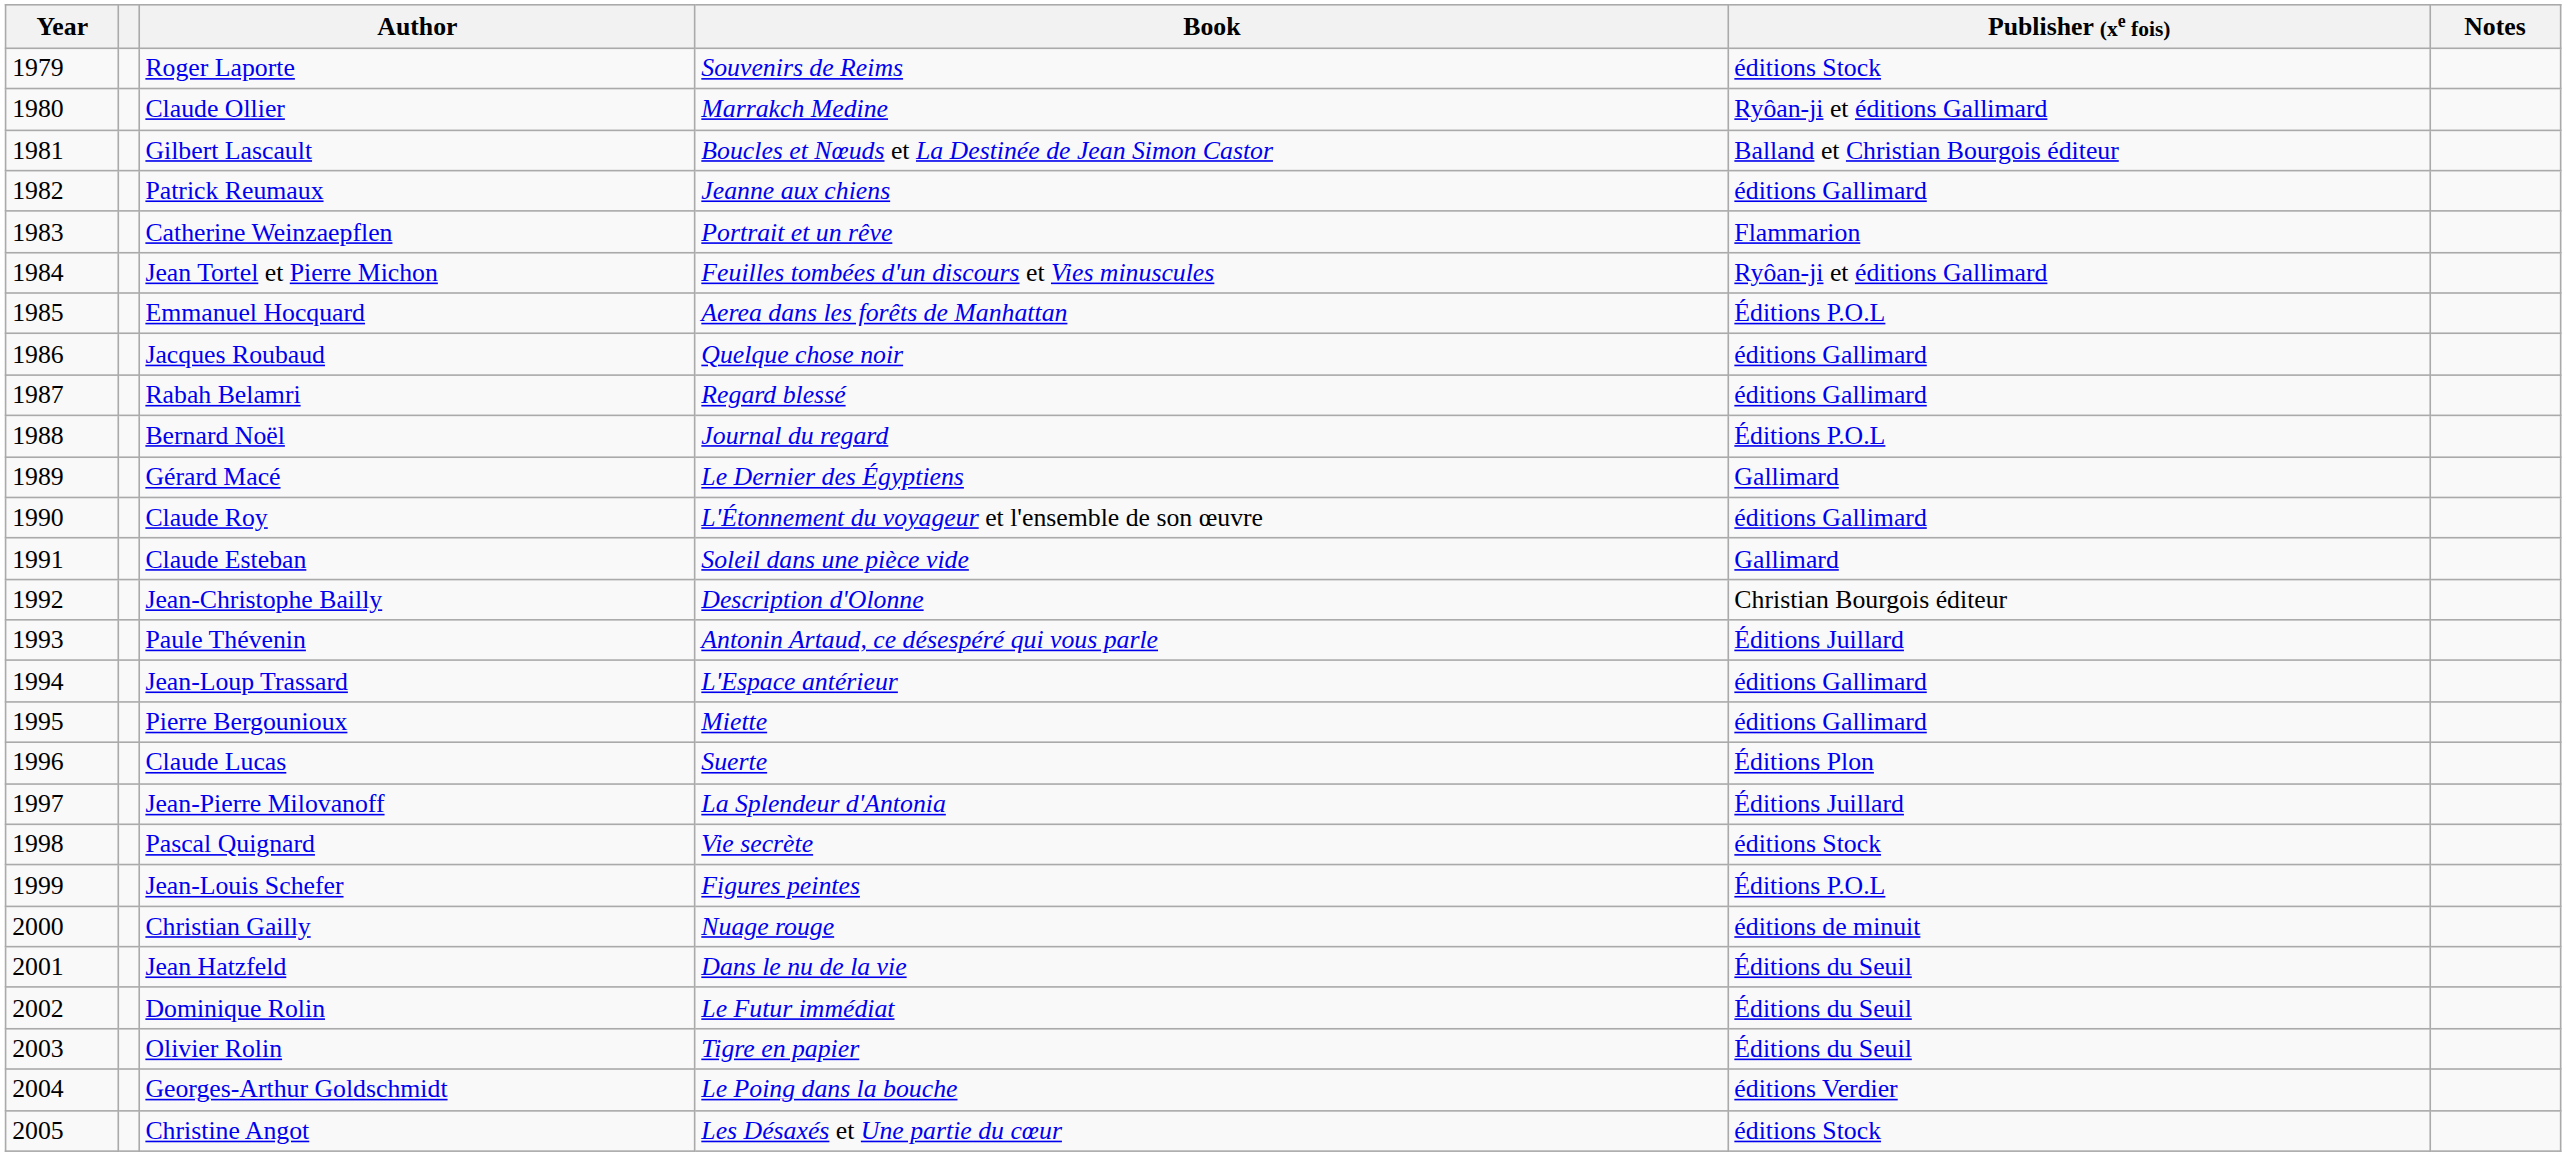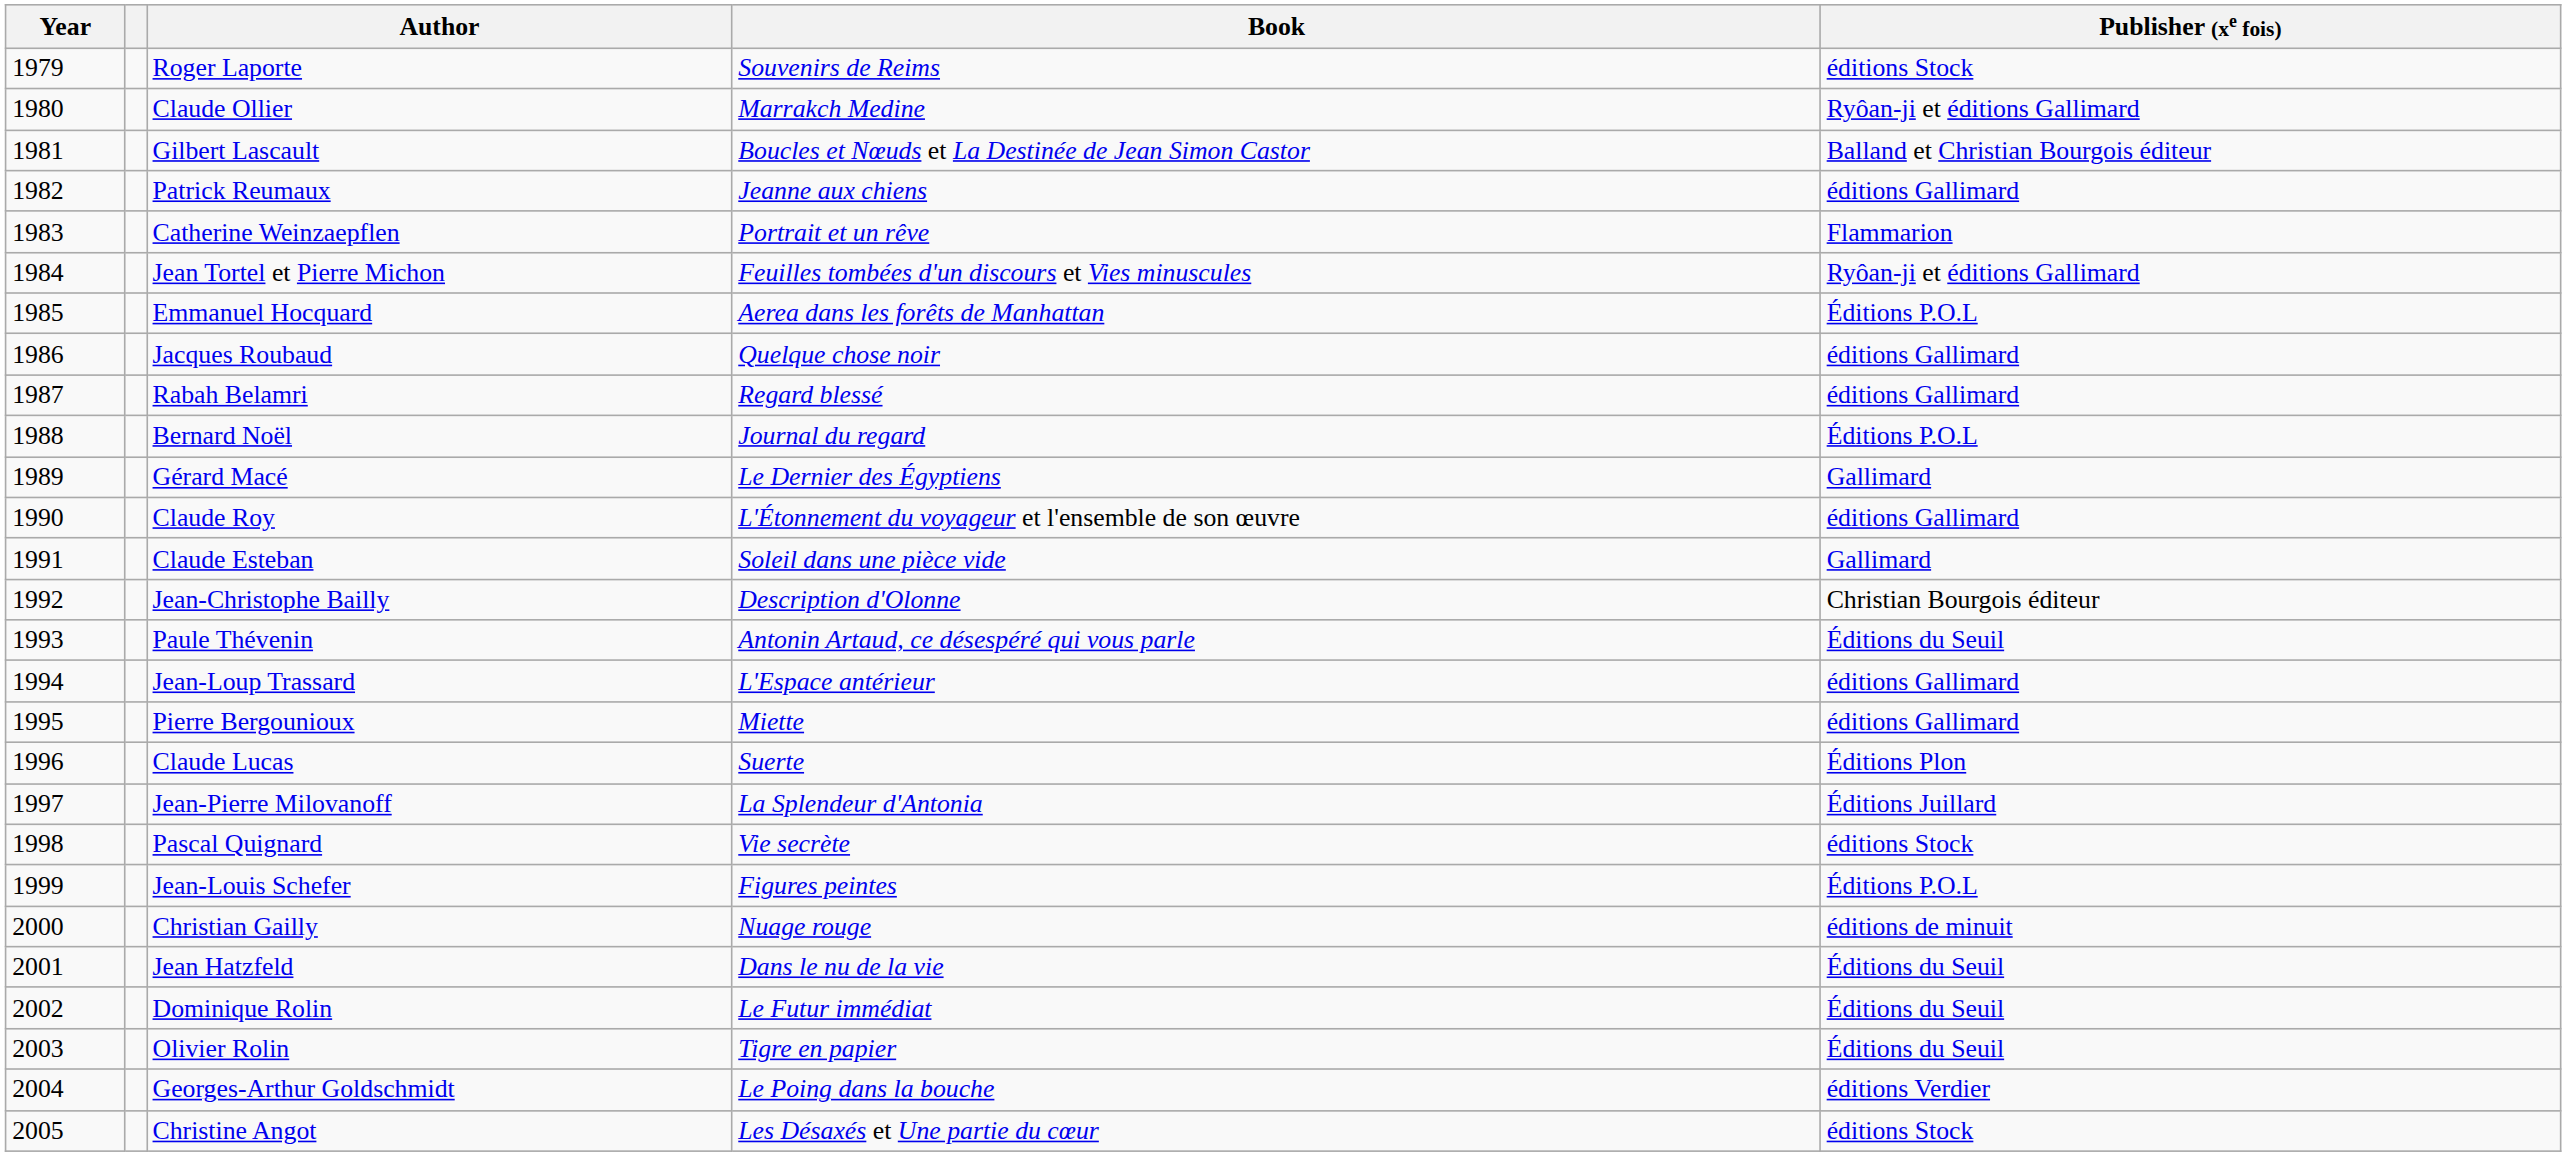- column: (2495, 26)
(1819, 640) Éditions Juillard -> (1915, 640) Éditions du Seuil
